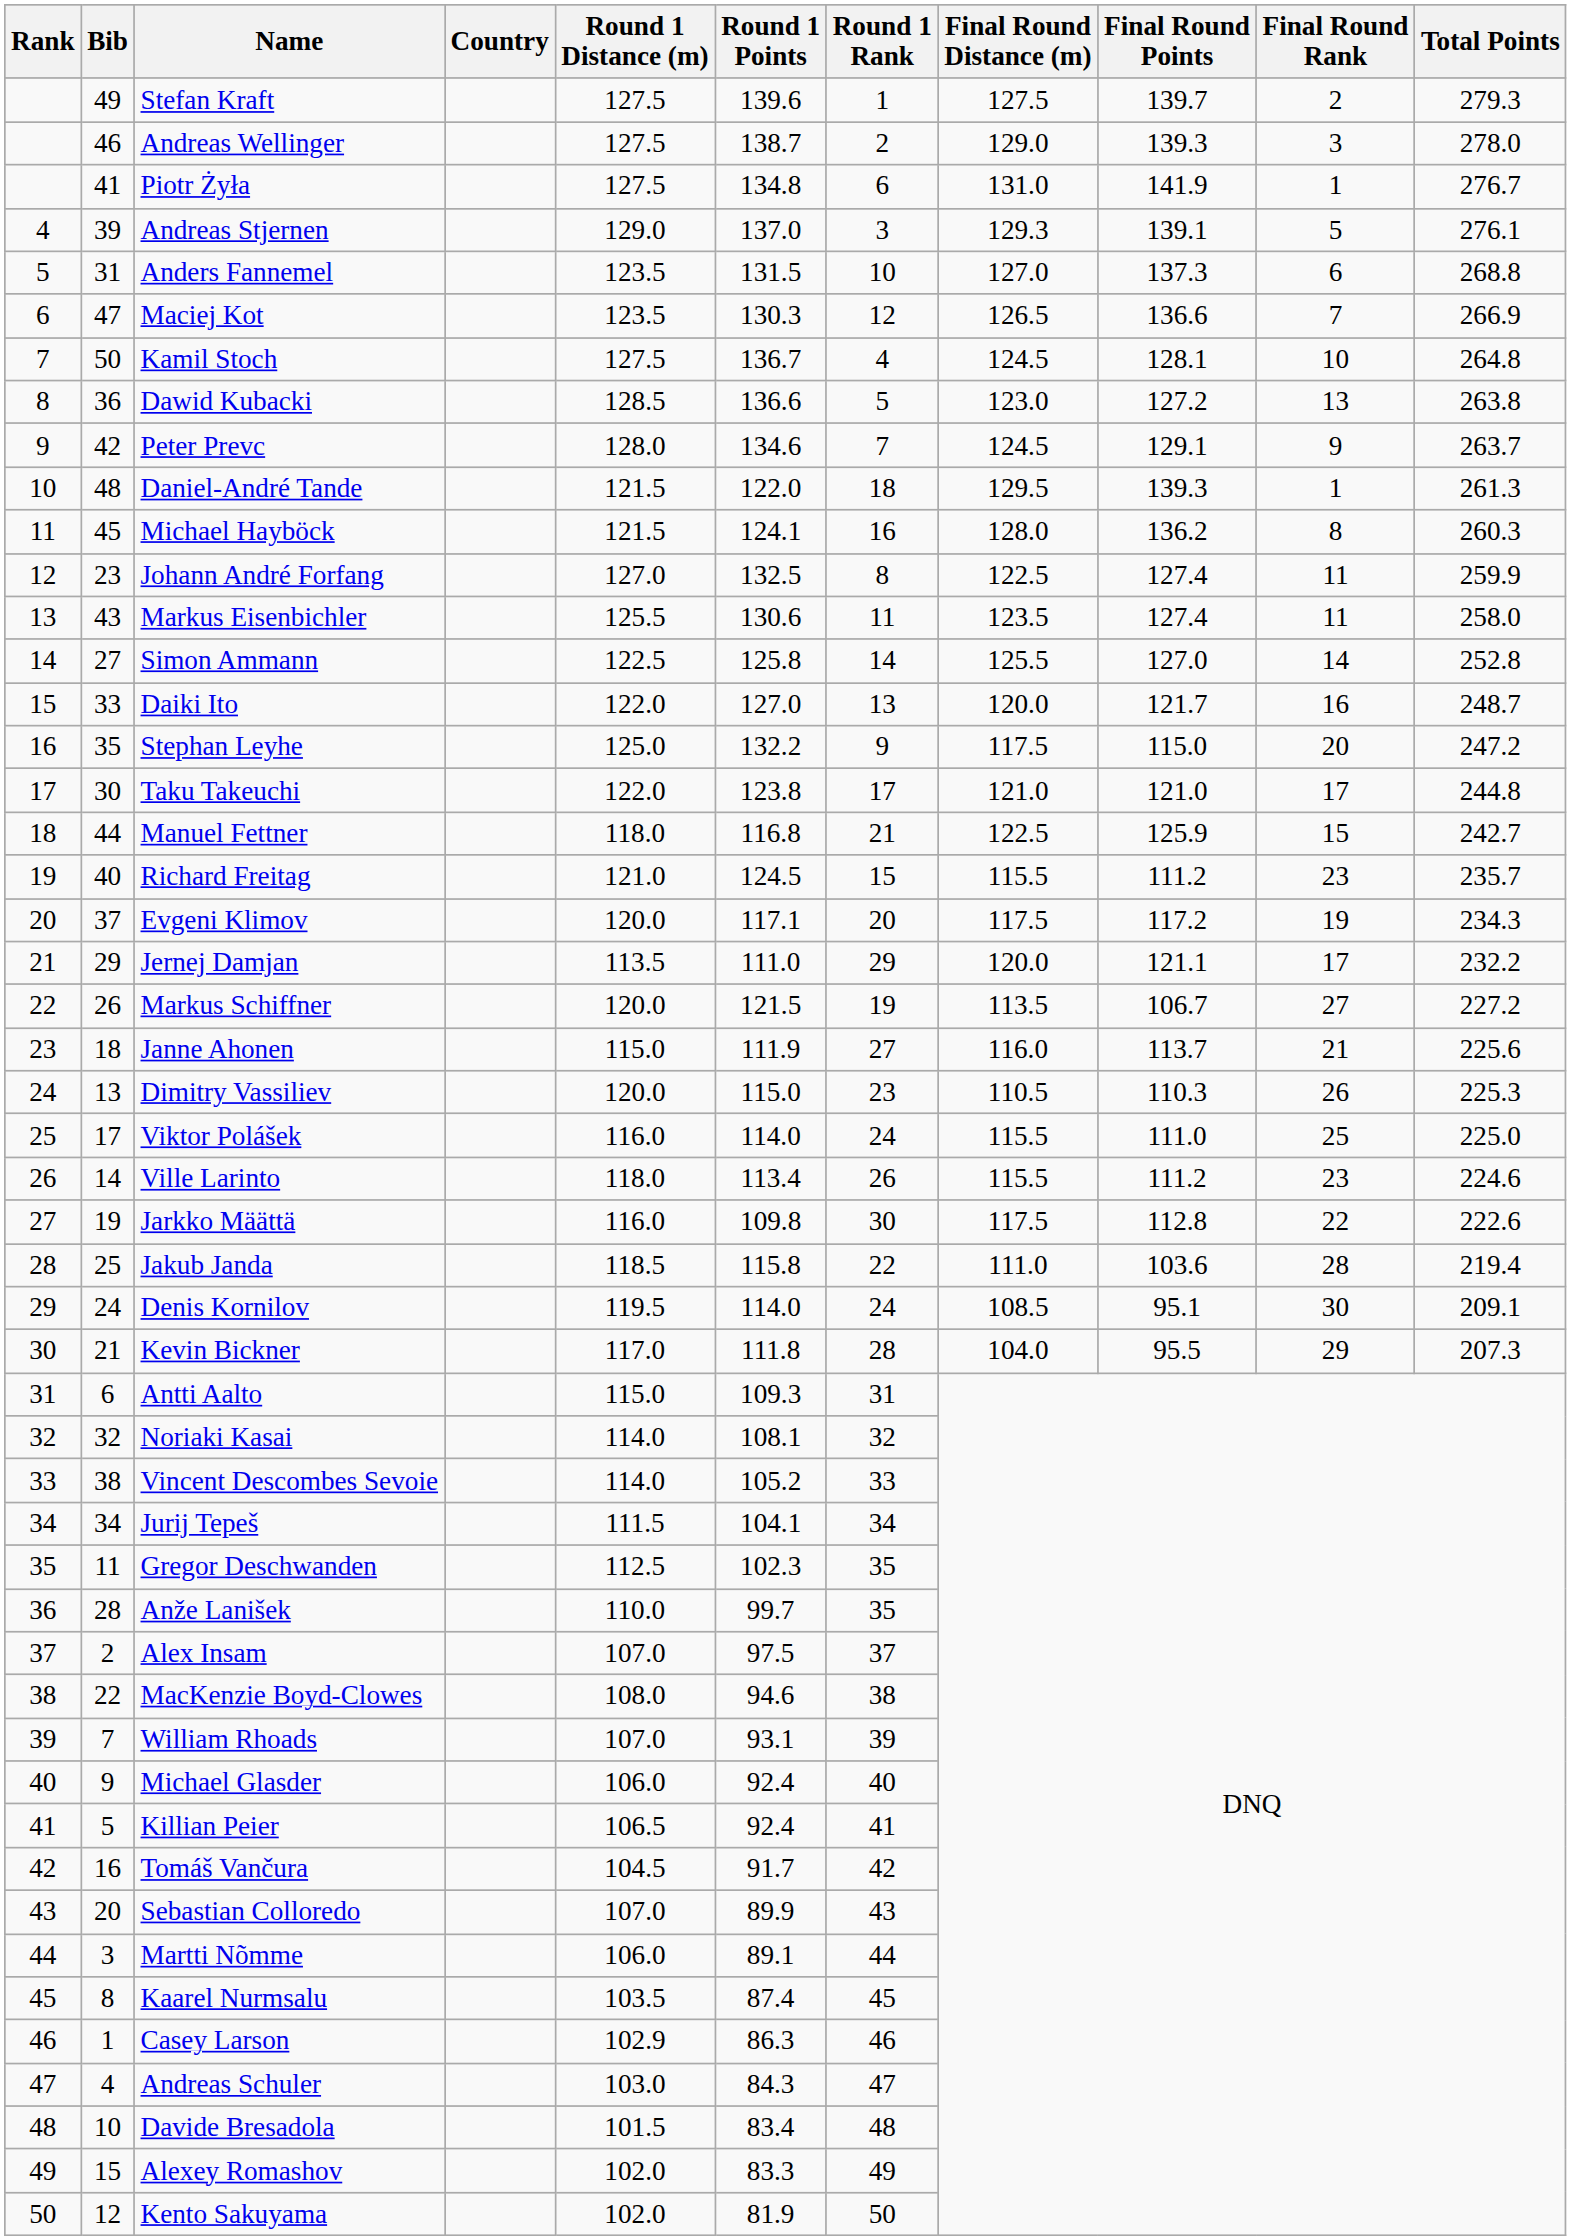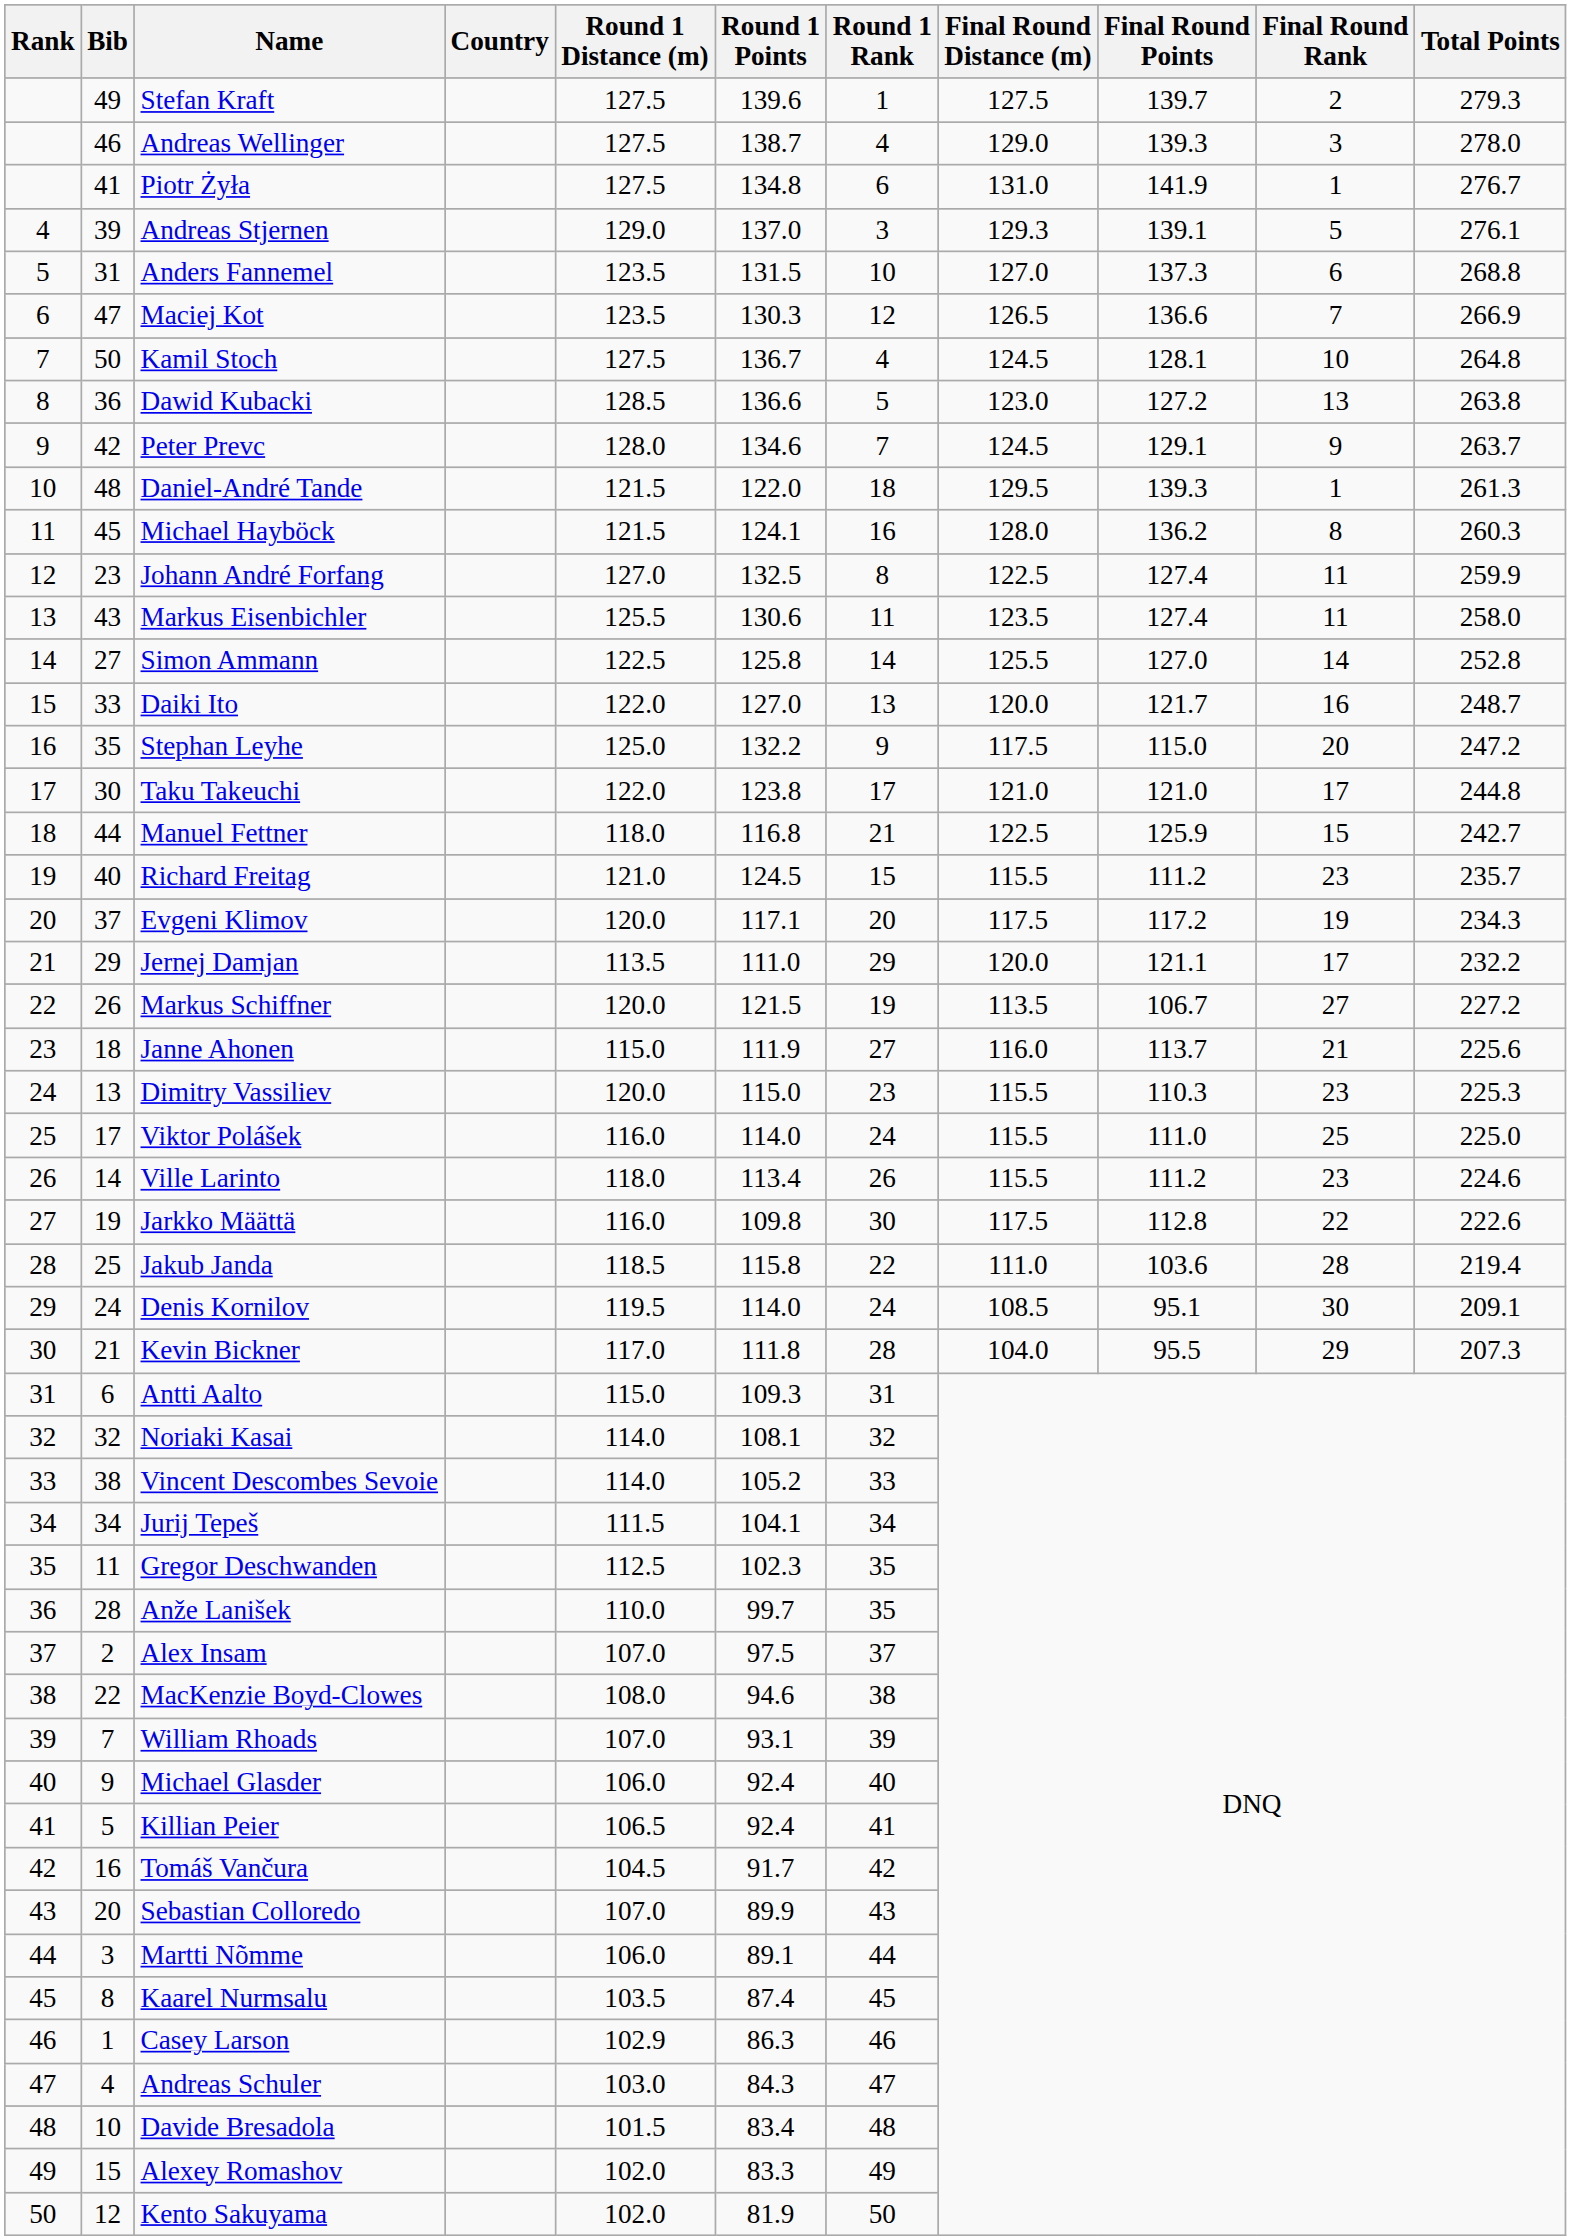(882, 142) 2 -> (882, 142) 4
(1018, 1091) 110.5 -> (1018, 1091) 115.5
(1335, 1091) 26 -> (1335, 1091) 23
